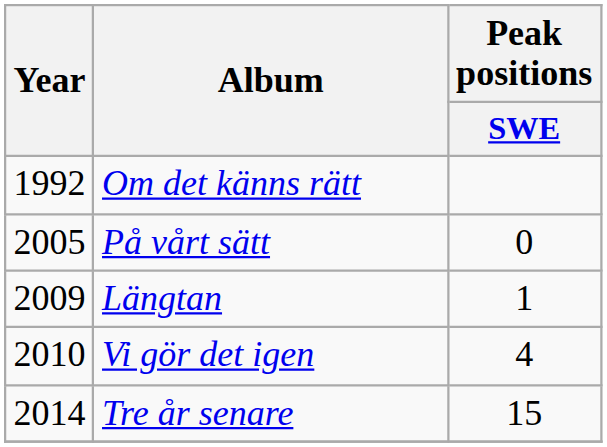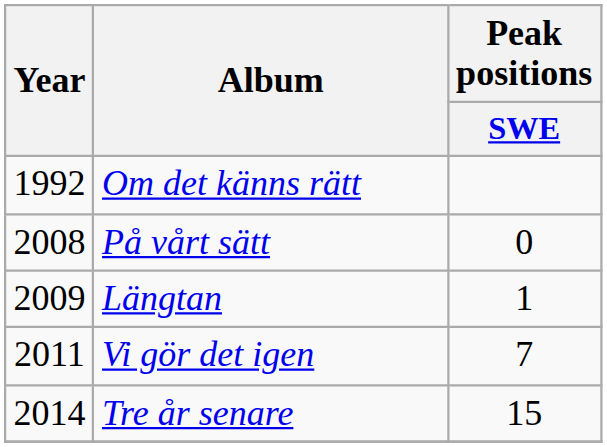(49, 241) 2005 -> (49, 241) 2008
(49, 355) 2010 -> (49, 355) 2011
(524, 355) 4 -> (524, 355) 7
